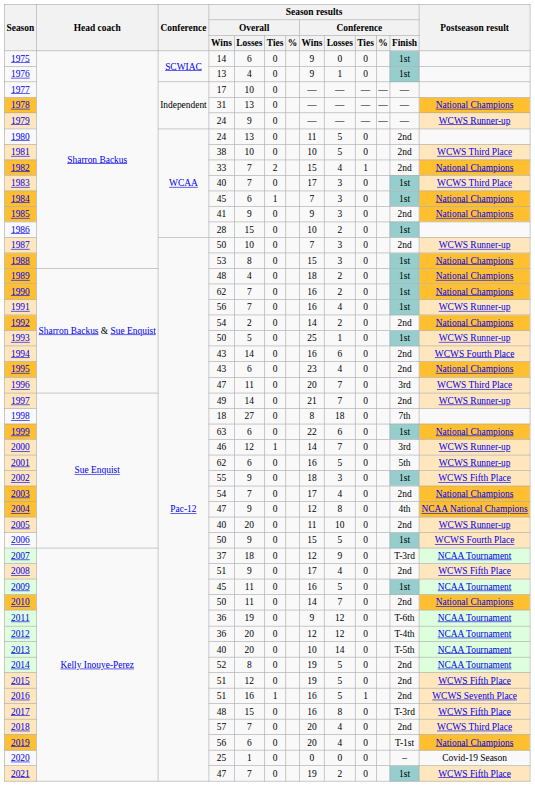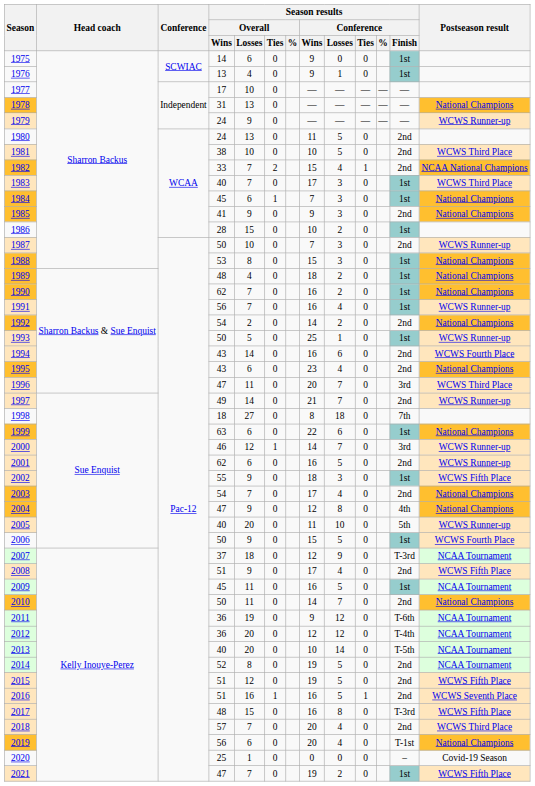(475, 167) National Champions -> (475, 167) NCAA National Champions
(405, 463) 5th -> (405, 463) 2nd
(475, 509) NCAA National Champions -> (475, 509) National Champions
(405, 525) 2nd -> (405, 525) 5th
